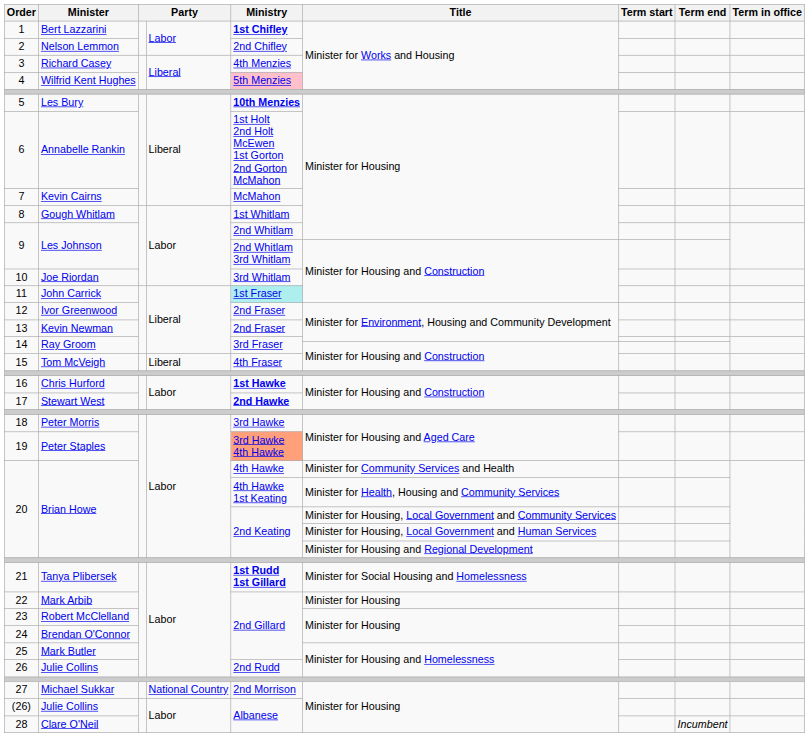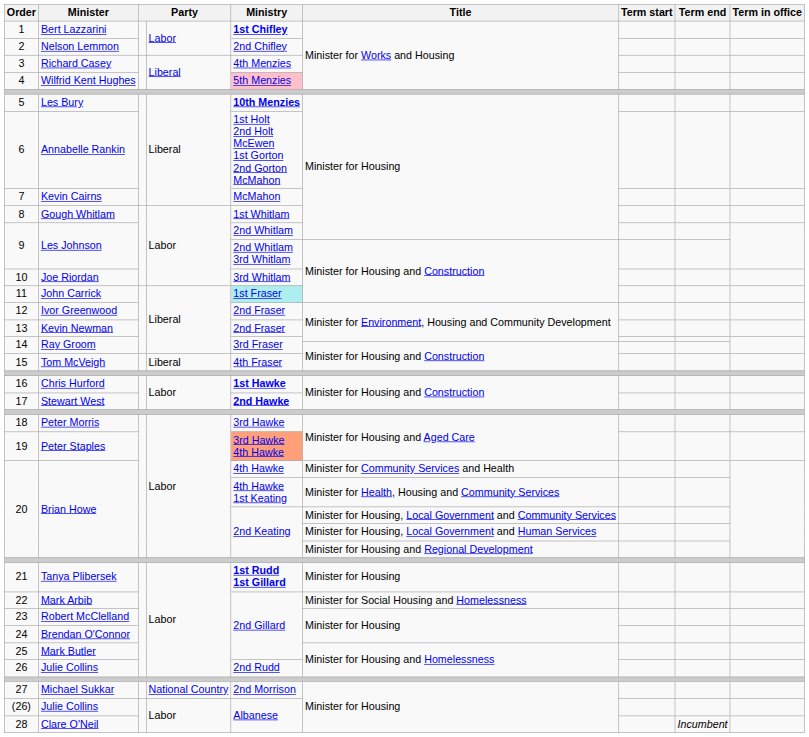(416, 577) Minister for Social Housing and Homelessness -> (353, 577) Minister for Housing
(353, 600) Minister for Housing -> (416, 600) Minister for Social Housing and Homelessness
